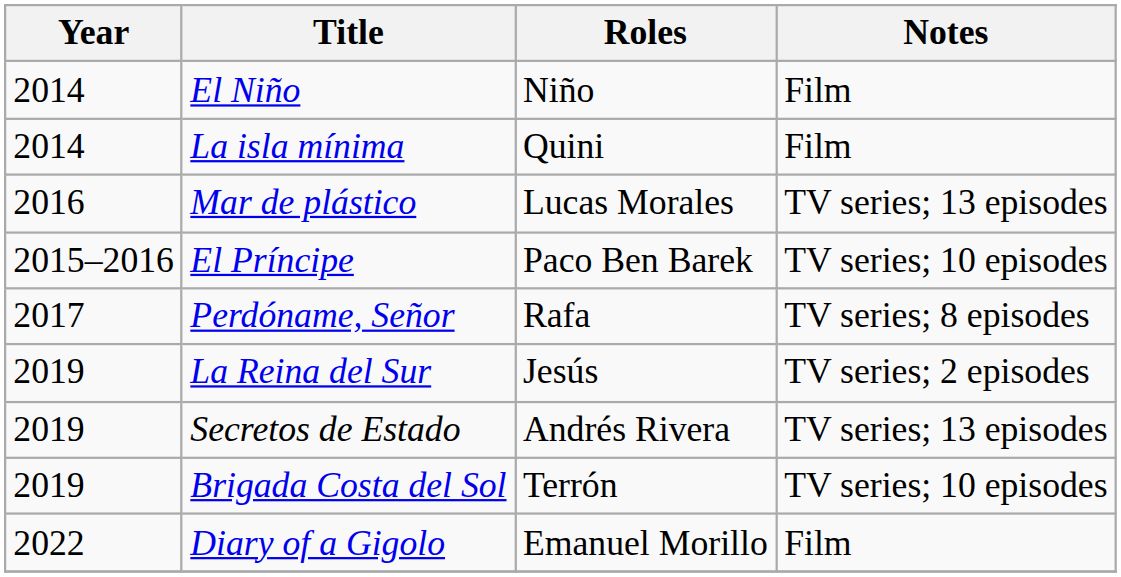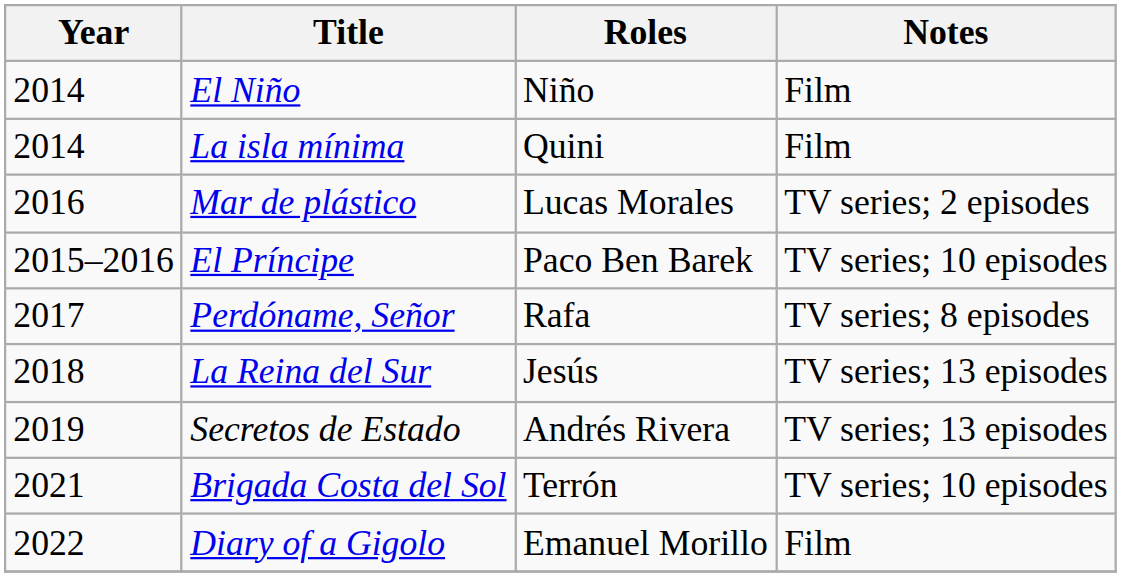(946, 202) TV series; 13 episodes -> (937, 202) TV series; 2 episodes
(49, 372) 2019 -> (49, 372) 2018
(937, 372) TV series; 2 episodes -> (946, 372) TV series; 13 episodes
(49, 485) 2019 -> (49, 485) 2021
